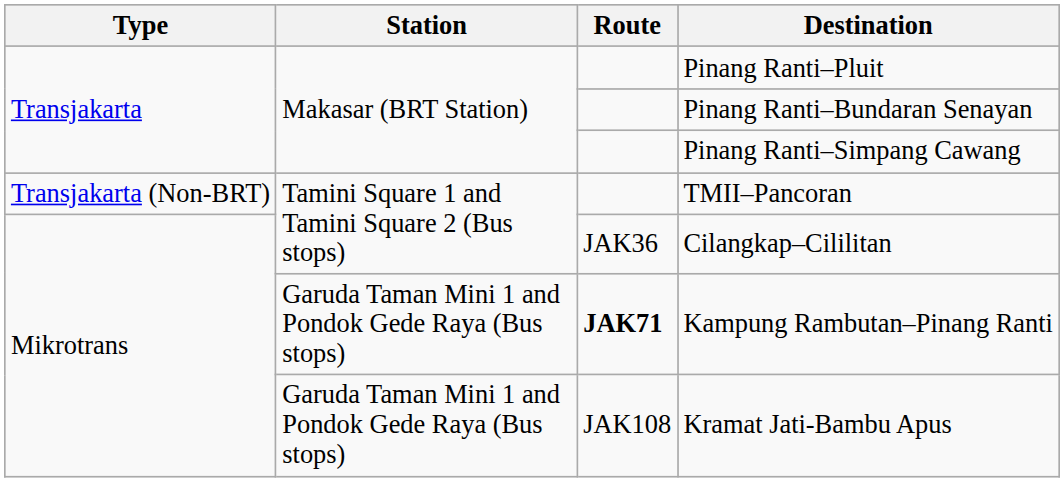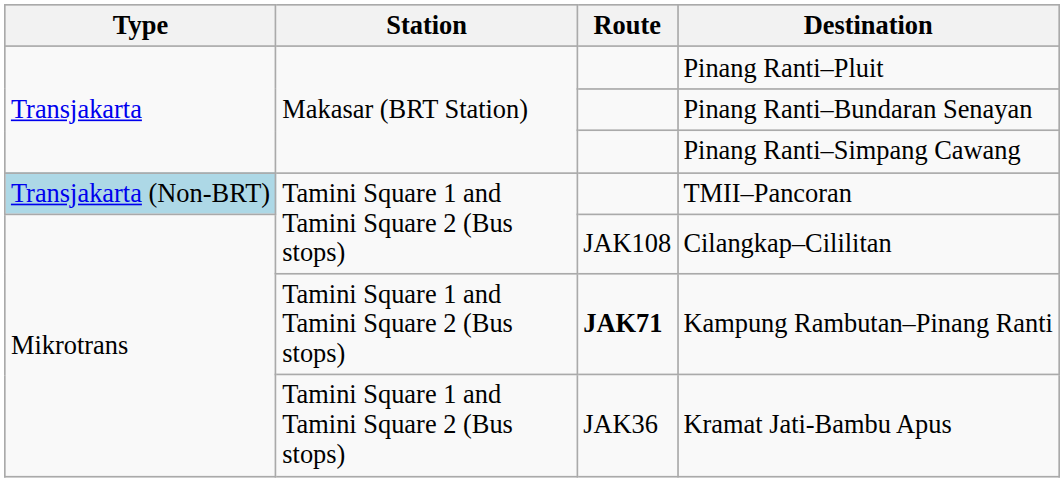(141, 192) no background -> (141, 192) lightblue background
(621, 243) JAK36 -> (627, 243) JAK108
(421, 323) Garuda Taman Mini 1 and Pondok Gede Raya (Bus stops) -> (398, 323) Tamini Square 1 and Tamini Square 2 (Bus stops)
(421, 425) Garuda Taman Mini 1 and Pondok Gede Raya (Bus stops) -> (398, 425) Tamini Square 1 and Tamini Square 2 (Bus stops)
(627, 425) JAK108 -> (621, 425) JAK36
